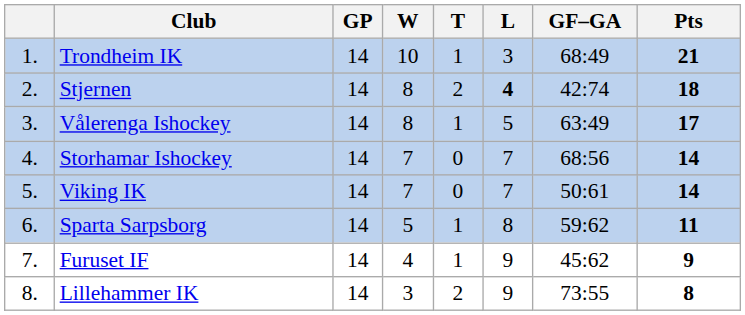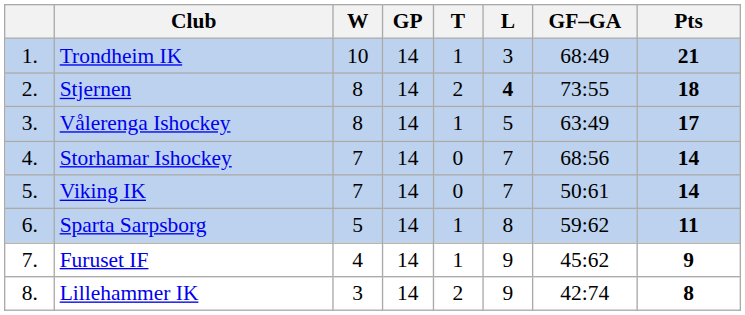columns swapped: (358, 21) <-> (408, 21)
(585, 89) 42:74 -> (585, 89) 73:55
(585, 293) 73:55 -> (585, 293) 42:74
